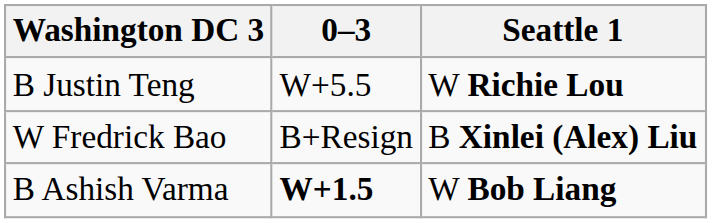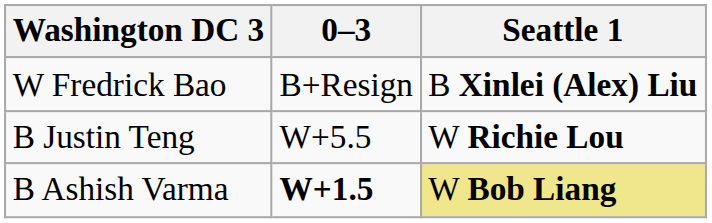rows swapped: (104, 83) <-> (120, 136)
(522, 189) no background -> (522, 189) khaki background
